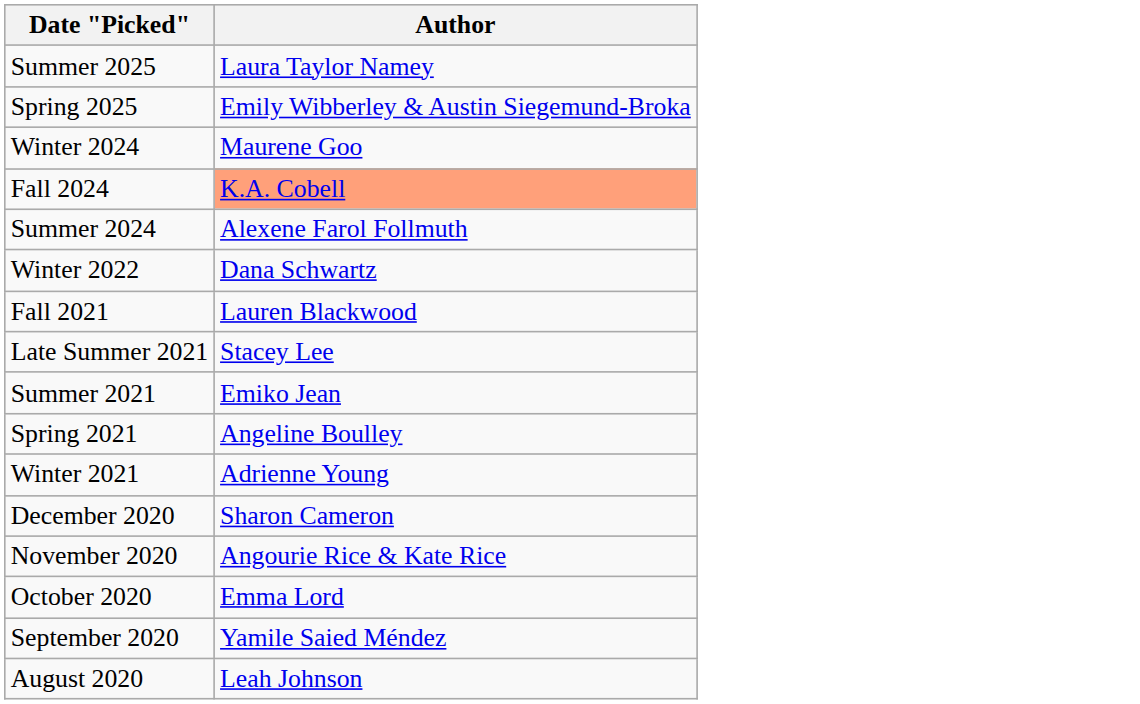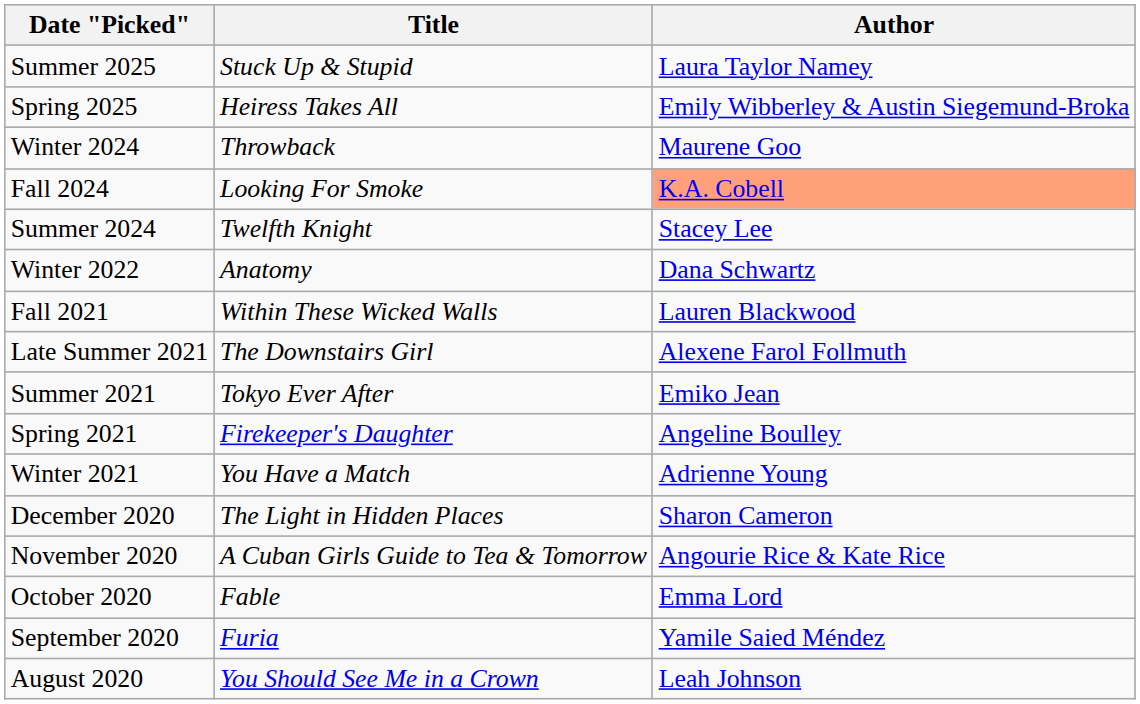+ column: (433, 24)
(344, 229) Alexene Farol Follmuth -> (716, 229) Stacey Lee
(277, 351) Stacey Lee -> (783, 351) Alexene Farol Follmuth
